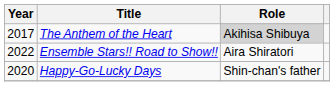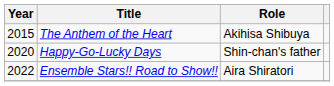(21, 33) 2017 -> (21, 33) 2015
(267, 33) lightgrey background -> (267, 33) no background
rows swapped: (101, 72) <-> (129, 53)
